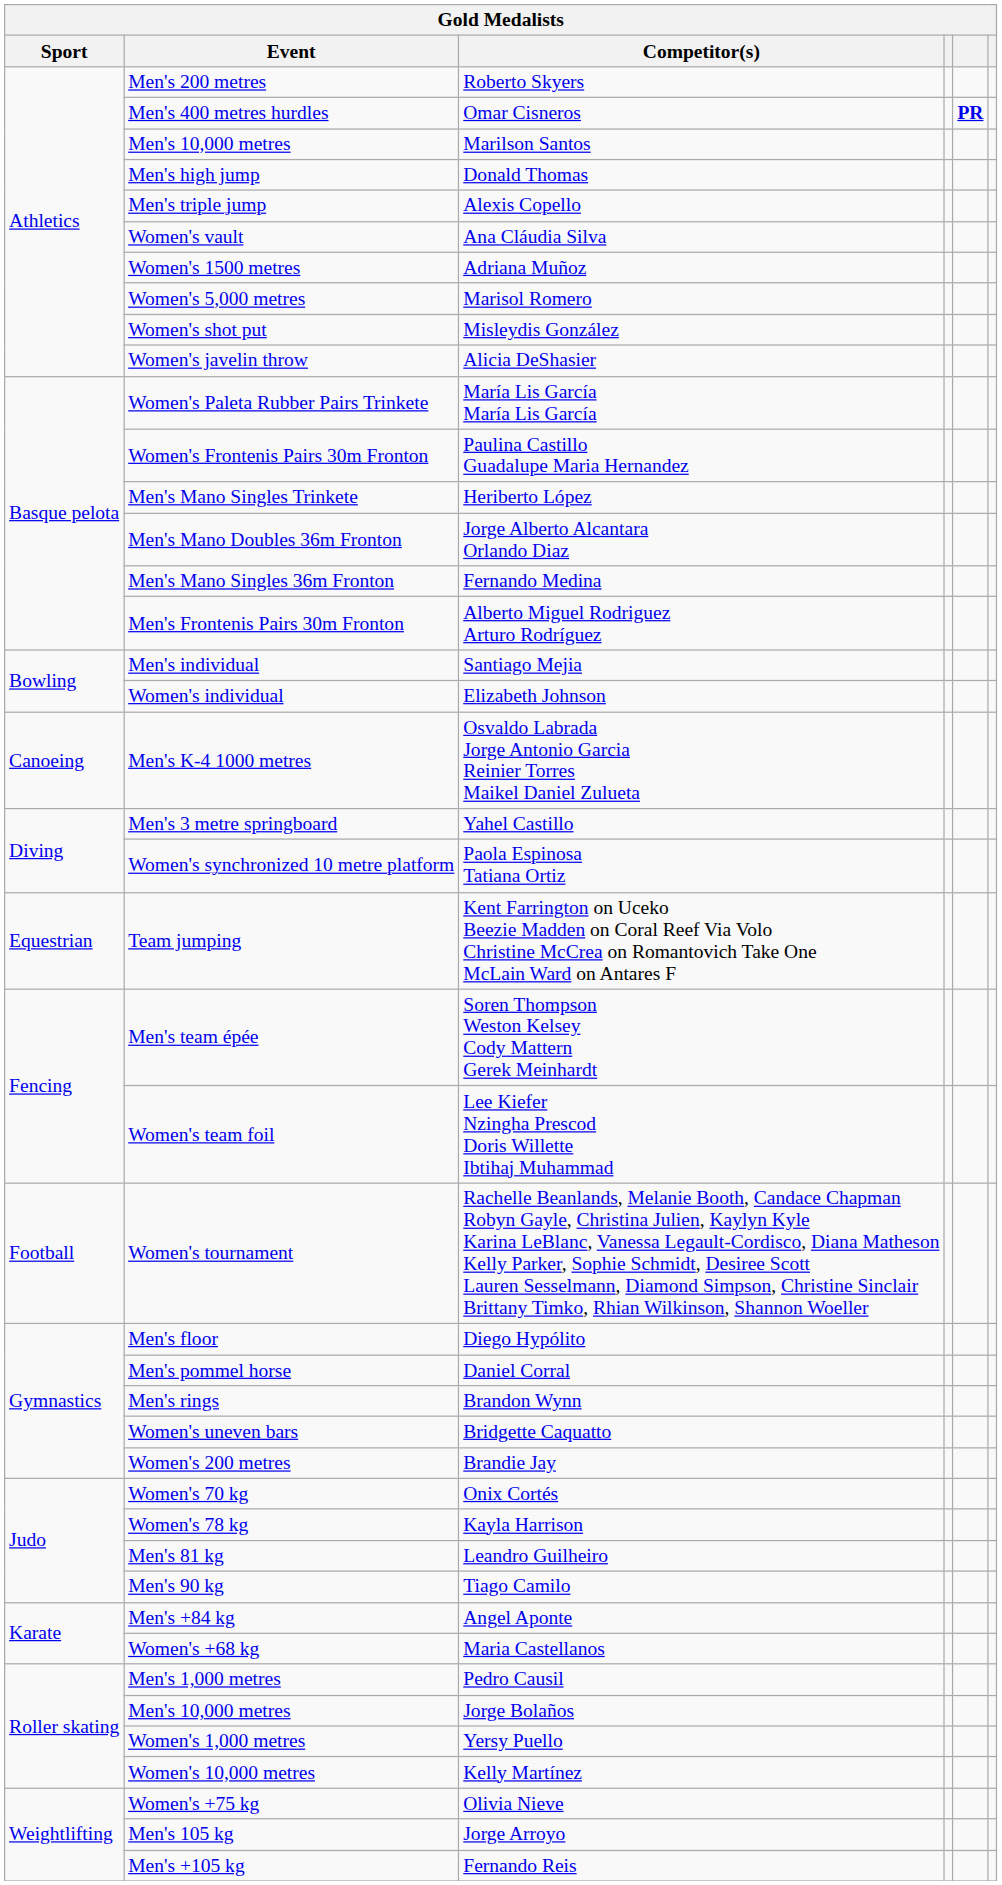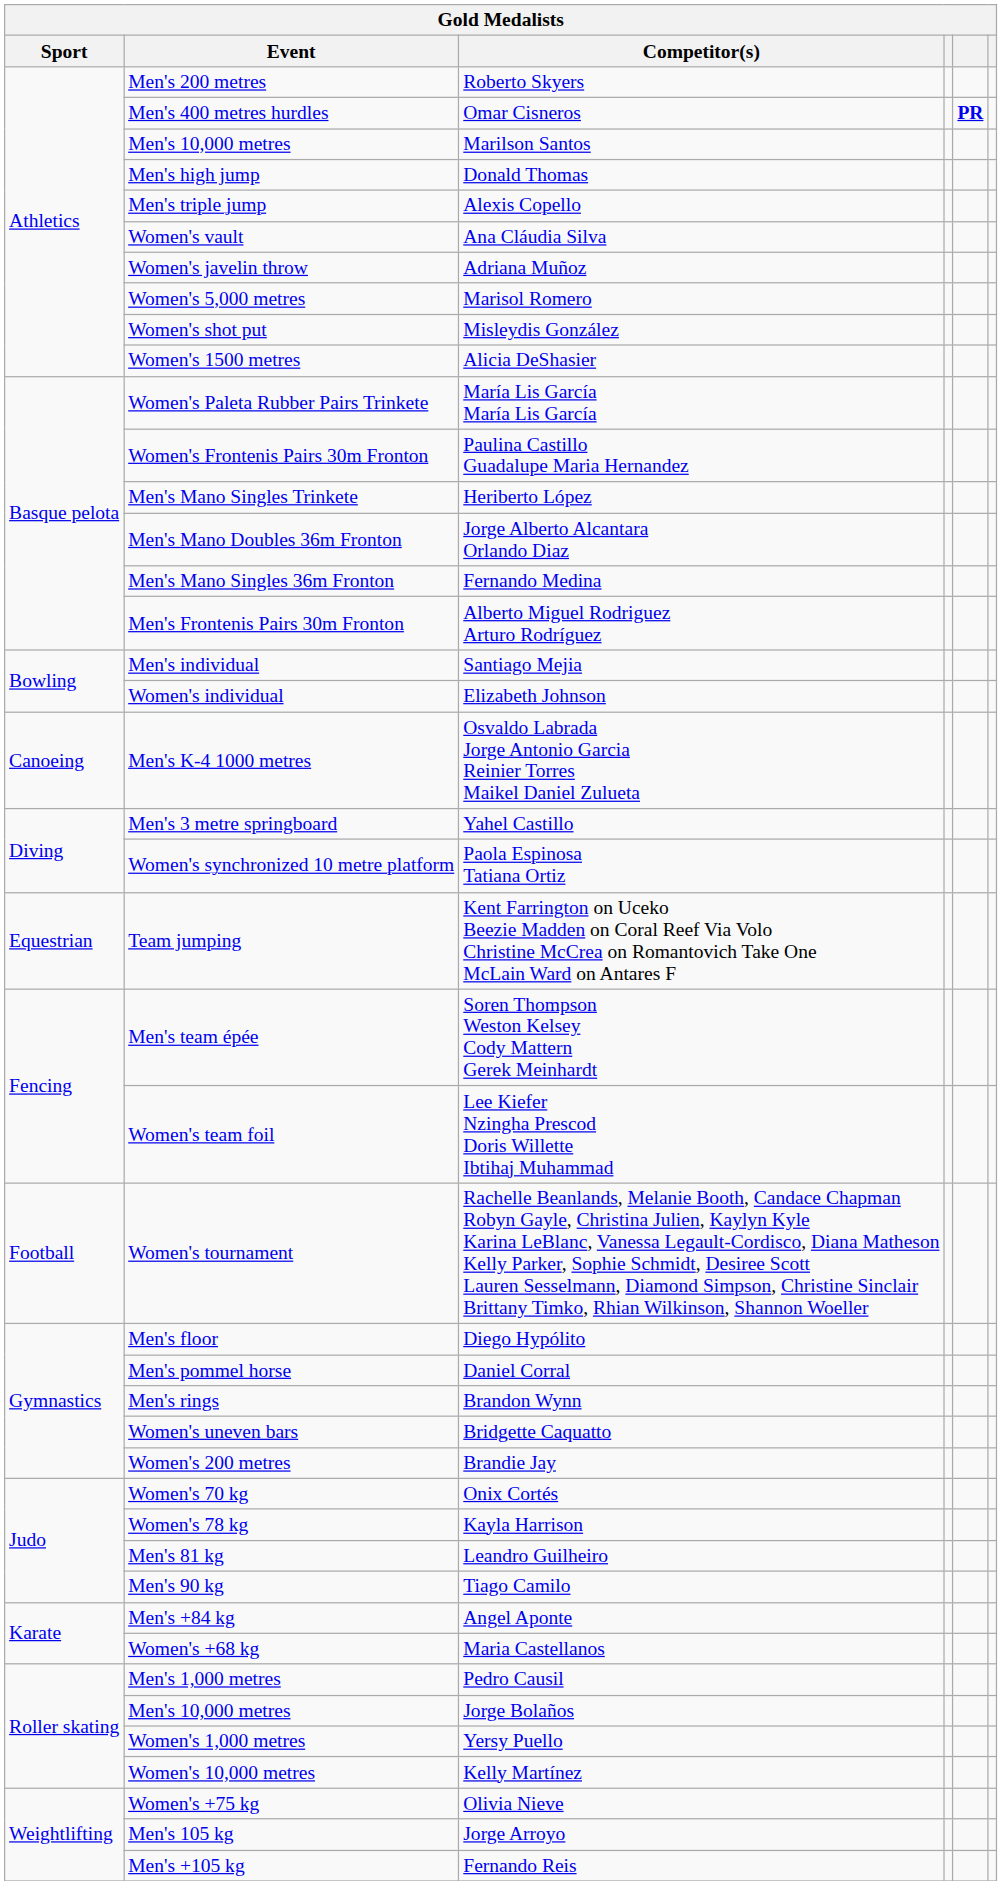(214, 267) Women's 1500 metres -> (218, 267) Women's javelin throw
(218, 360) Women's javelin throw -> (214, 360) Women's 1500 metres
